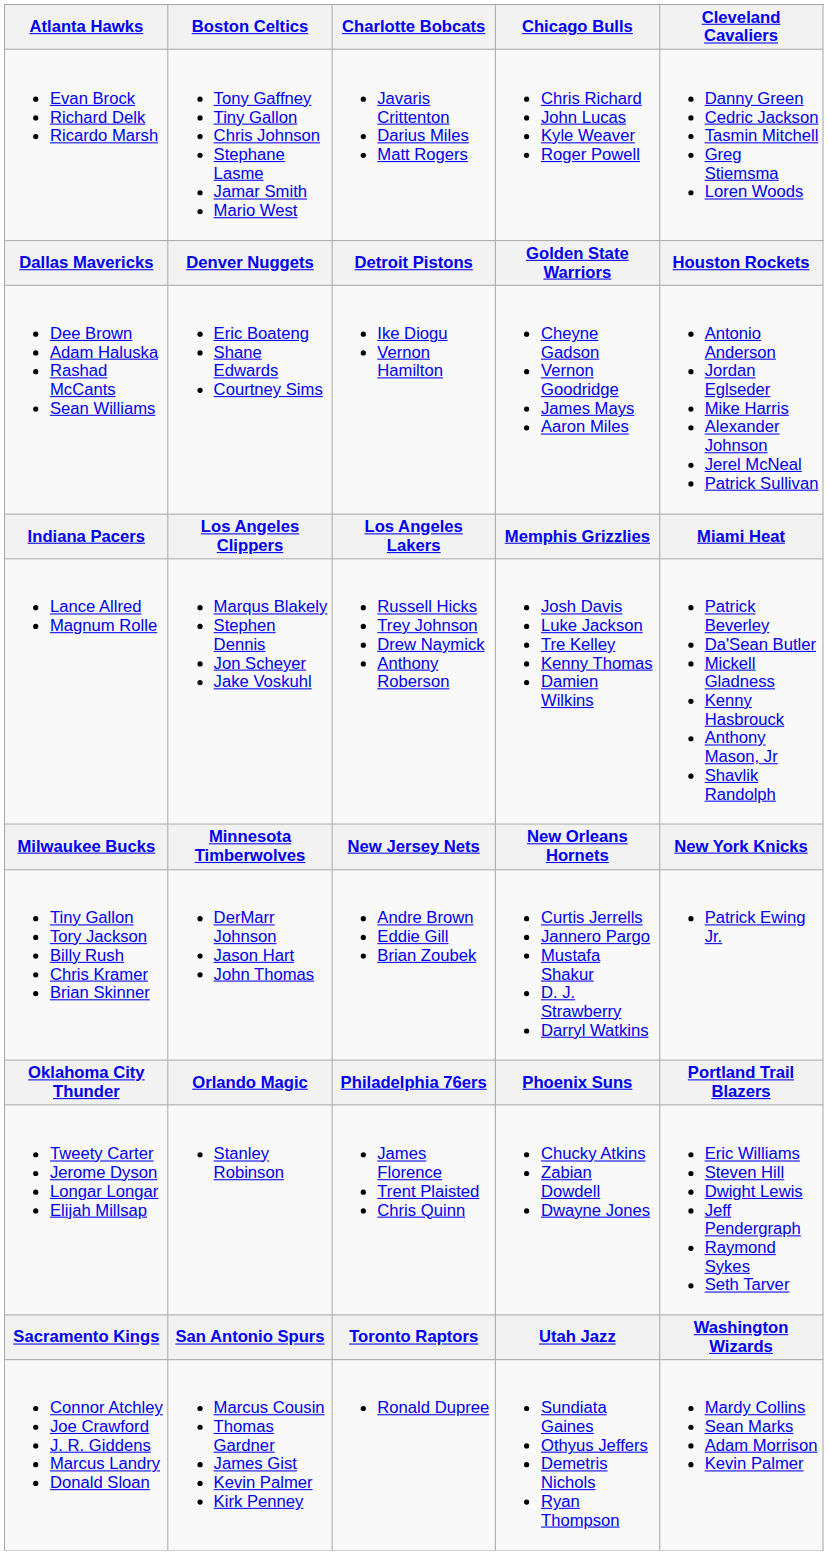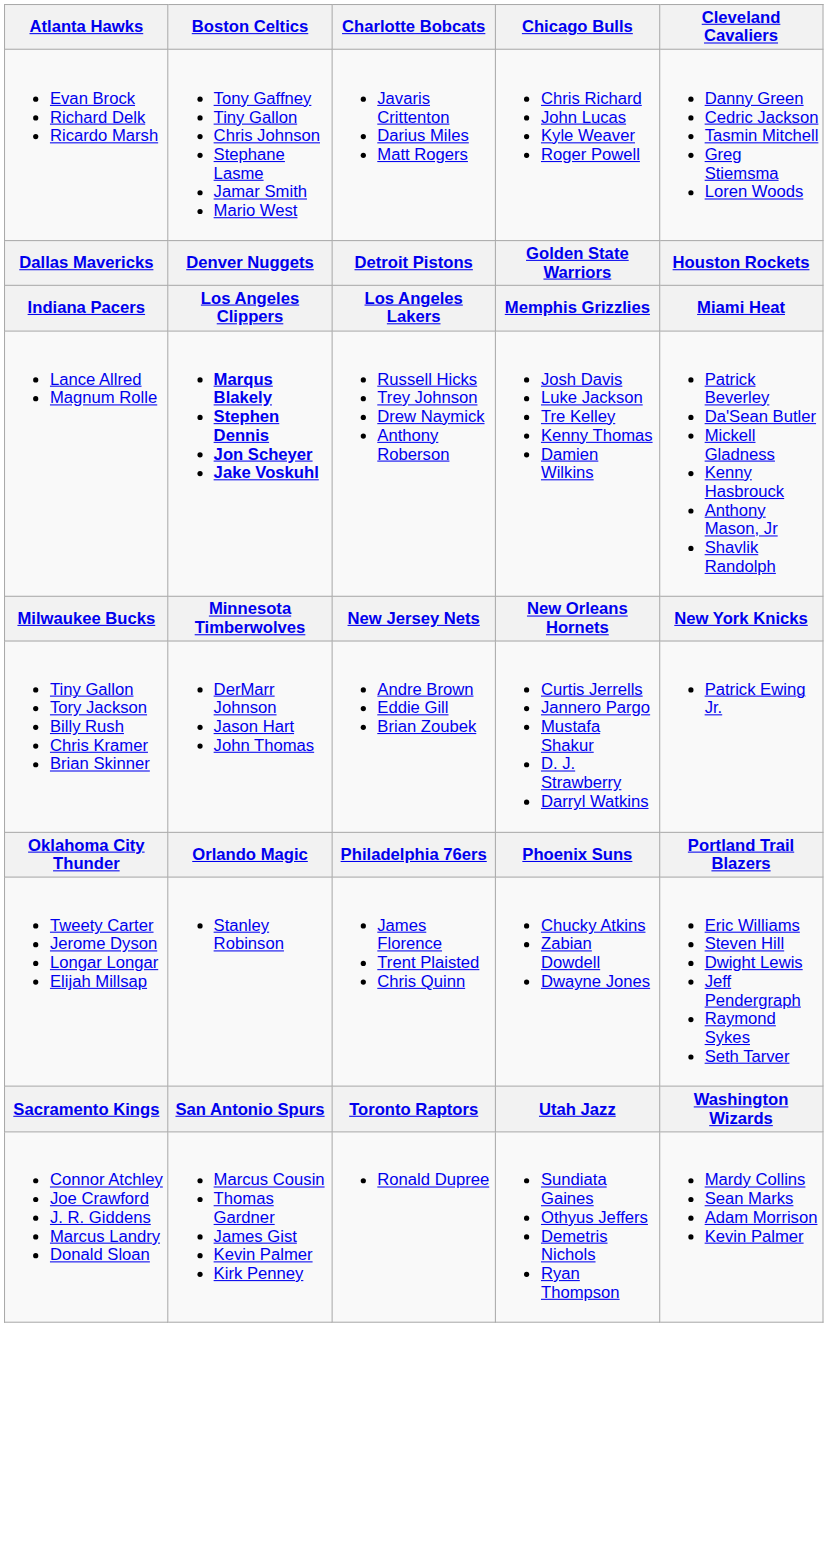- row: (86, 371)
(250, 645) normal -> (250, 426) bold
